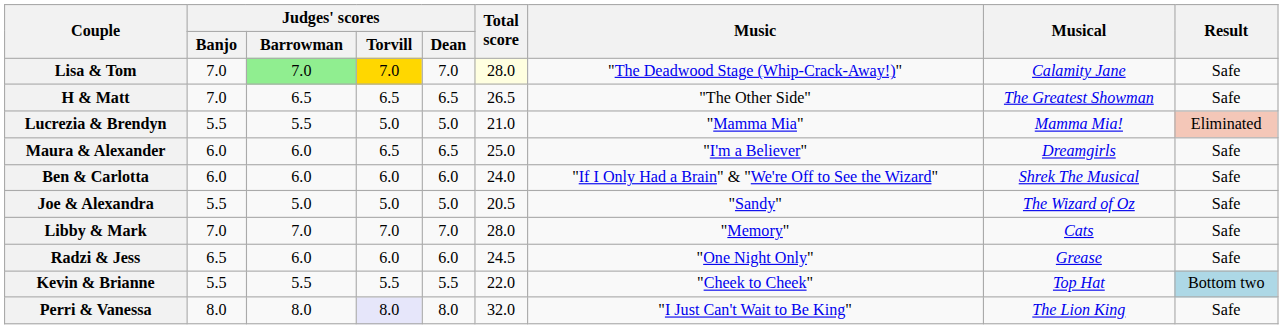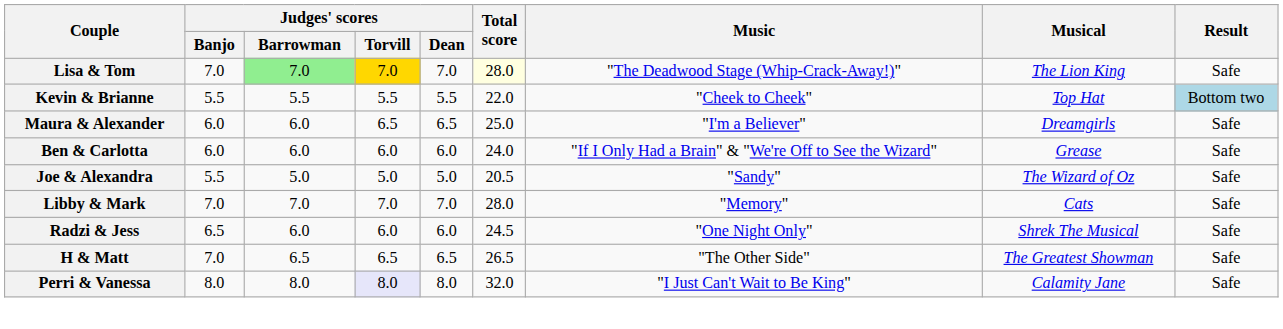(1079, 71) Calamity Jane -> (1078, 71) The Lion King
rows swapped: (96, 284) <-> (96, 97)
- row: (96, 124)
(1079, 177) Shrek The Musical -> (1078, 151) Grease
(1079, 257) Grease -> (1078, 230) Shrek The Musical
(1079, 310) The Lion King -> (1078, 284) Calamity Jane
